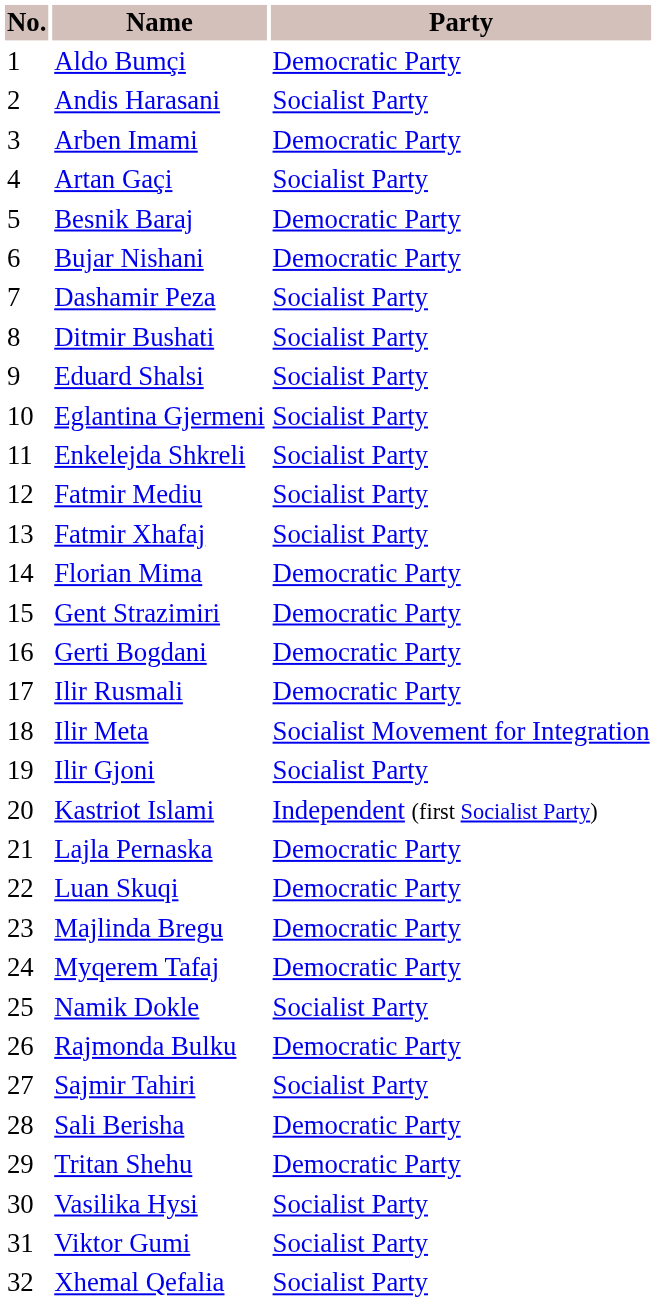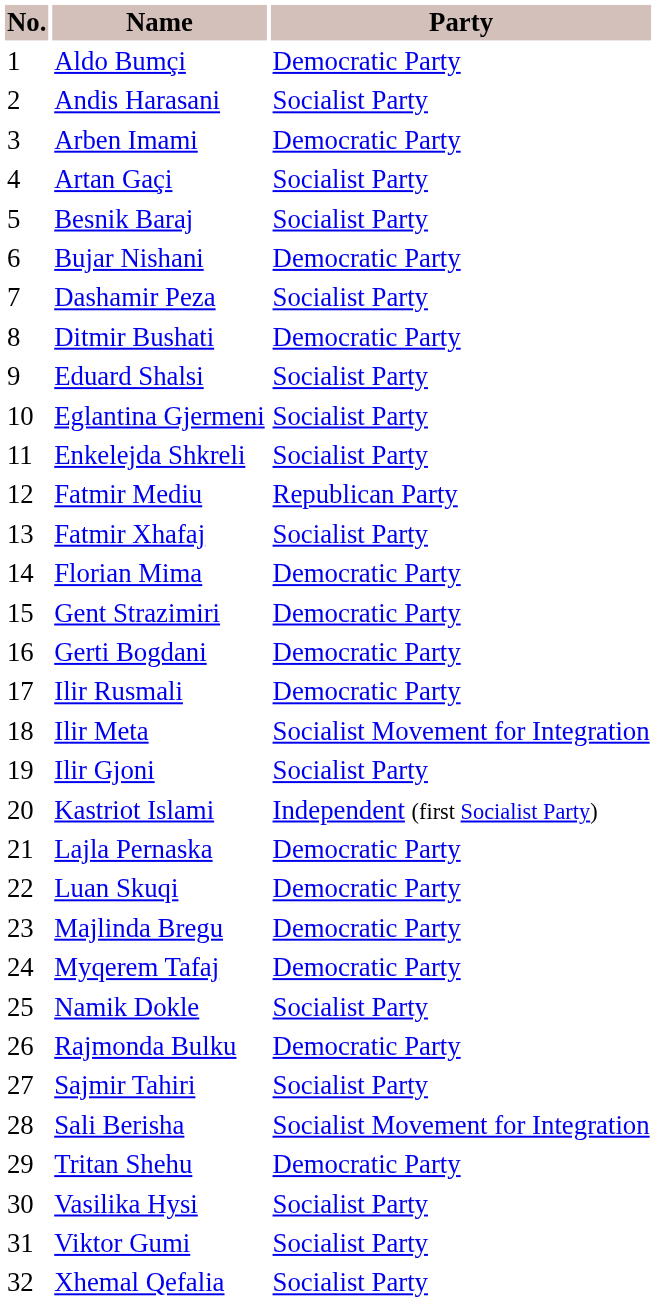(367, 219) Democratic Party -> (350, 219) Socialist Party
(350, 337) Socialist Party -> (367, 337) Democratic Party
(350, 494) Socialist Party -> (365, 494) Republican Party
(367, 1125) Democratic Party -> (461, 1125) Socialist Movement for Integration
